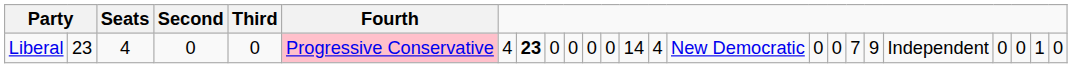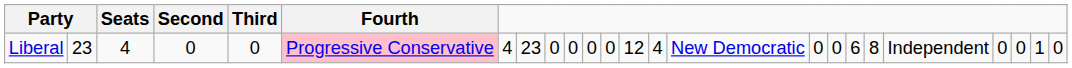(531, 47) bold -> (531, 47) normal
(634, 47) 14 -> (634, 47) 12
(855, 47) 7 -> (855, 47) 6
(874, 47) 9 -> (874, 47) 8
